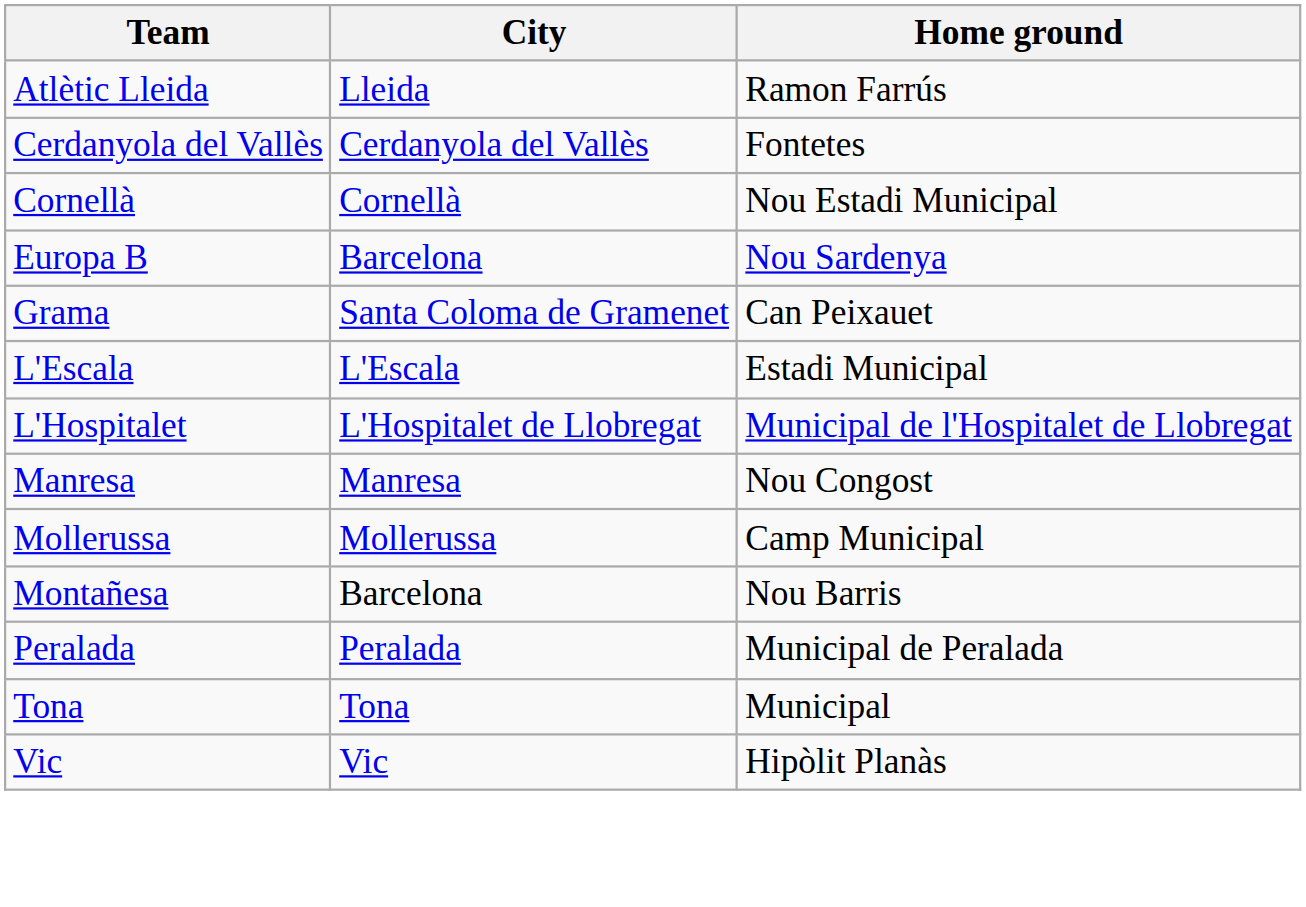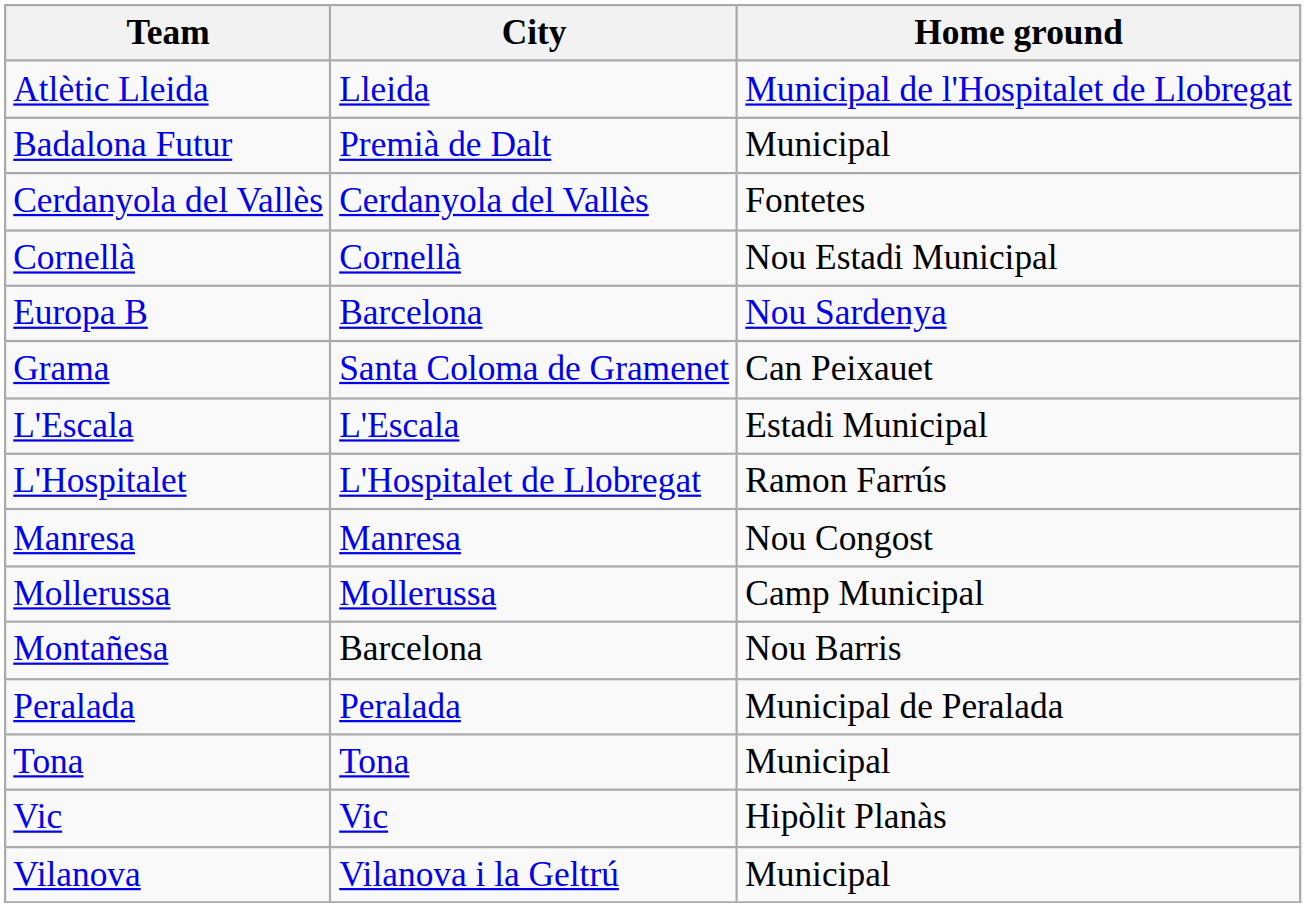(846, 88) Ramon Farrús -> (1019, 88) Municipal de l'Hospitalet de Llobregat
+ row: (123, 144)
(1019, 425) Municipal de l'Hospitalet de Llobregat -> (846, 481) Ramon Farrús
+ row: (77, 873)
